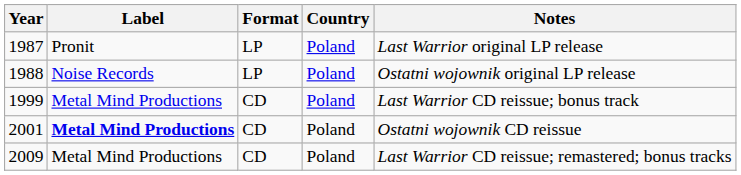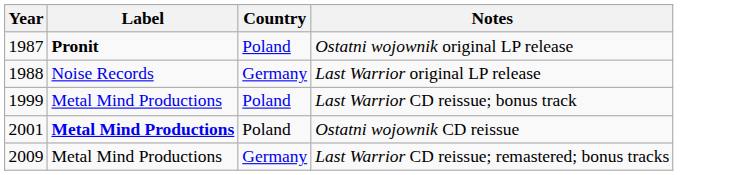- column: (270, 18)
(73, 45) normal -> (75, 45) bold
(490, 45) Last Warrior original LP release -> (444, 45) Ostatni wojownik original LP release
(331, 73) Poland -> (275, 73) Germany
(507, 73) Ostatni wojownik original LP release -> (428, 73) Last Warrior original LP release
(331, 156) Poland -> (275, 156) Germany
